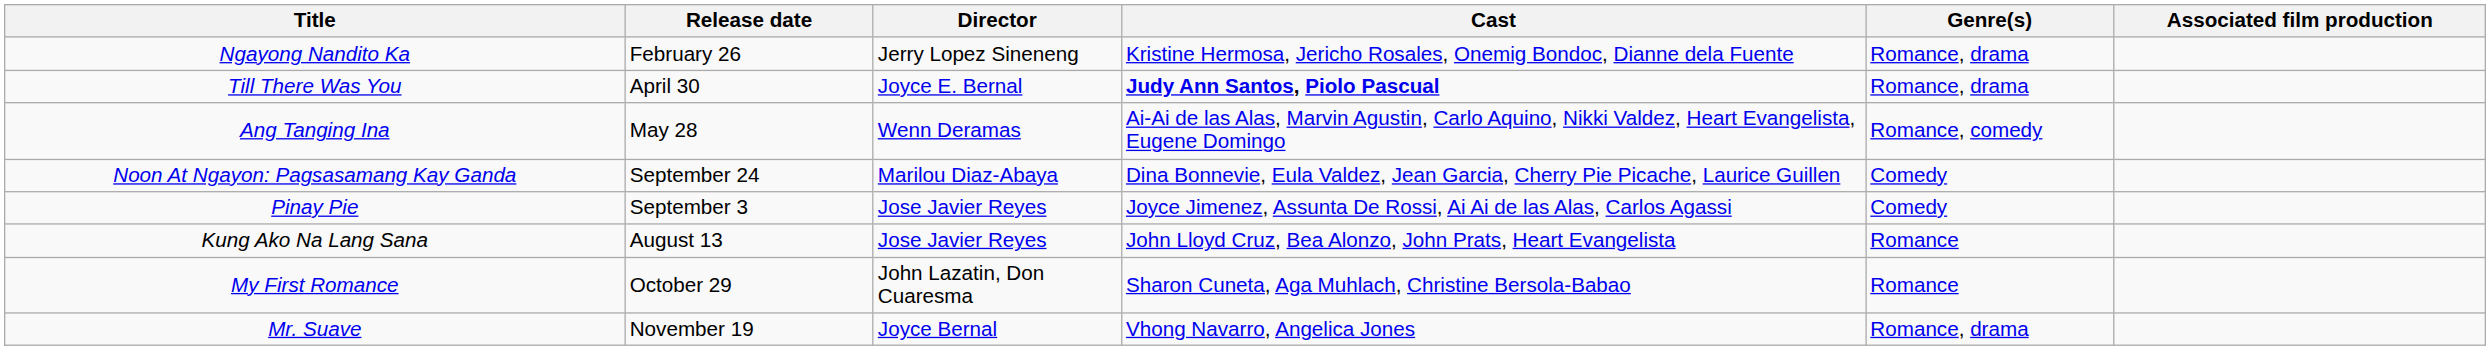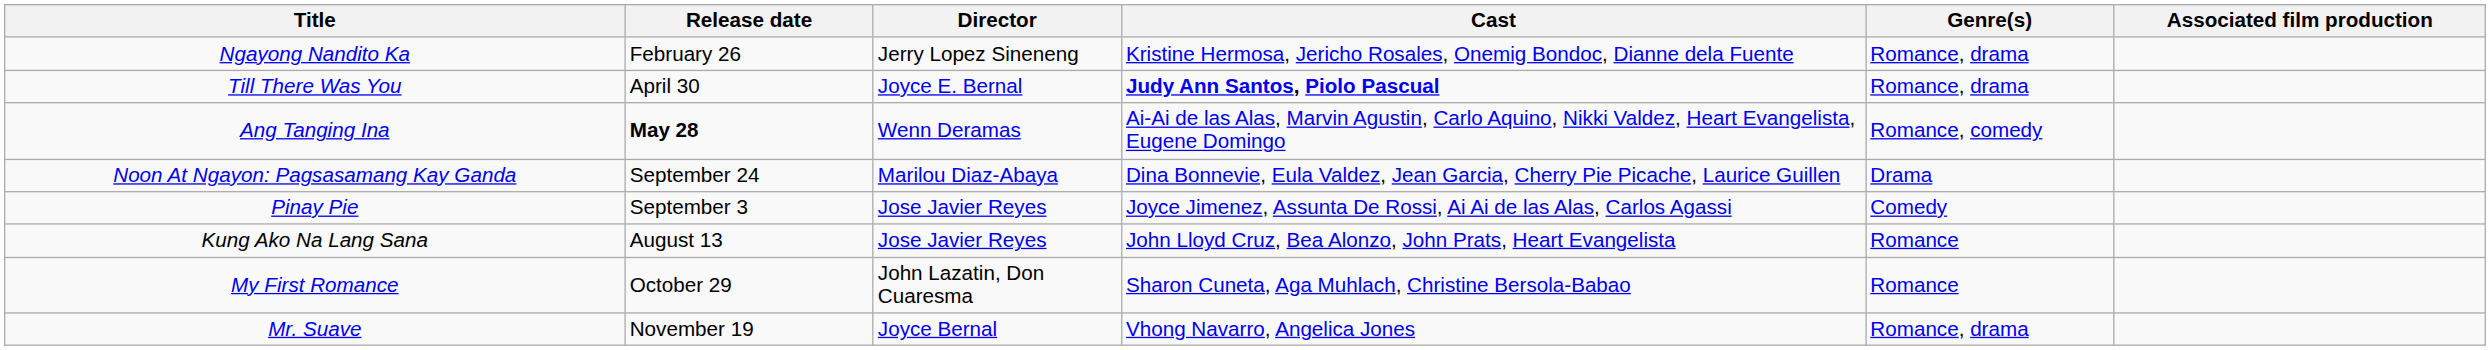(664, 130) normal -> (664, 130) bold
(1909, 175) Comedy -> (1901, 175) Drama
